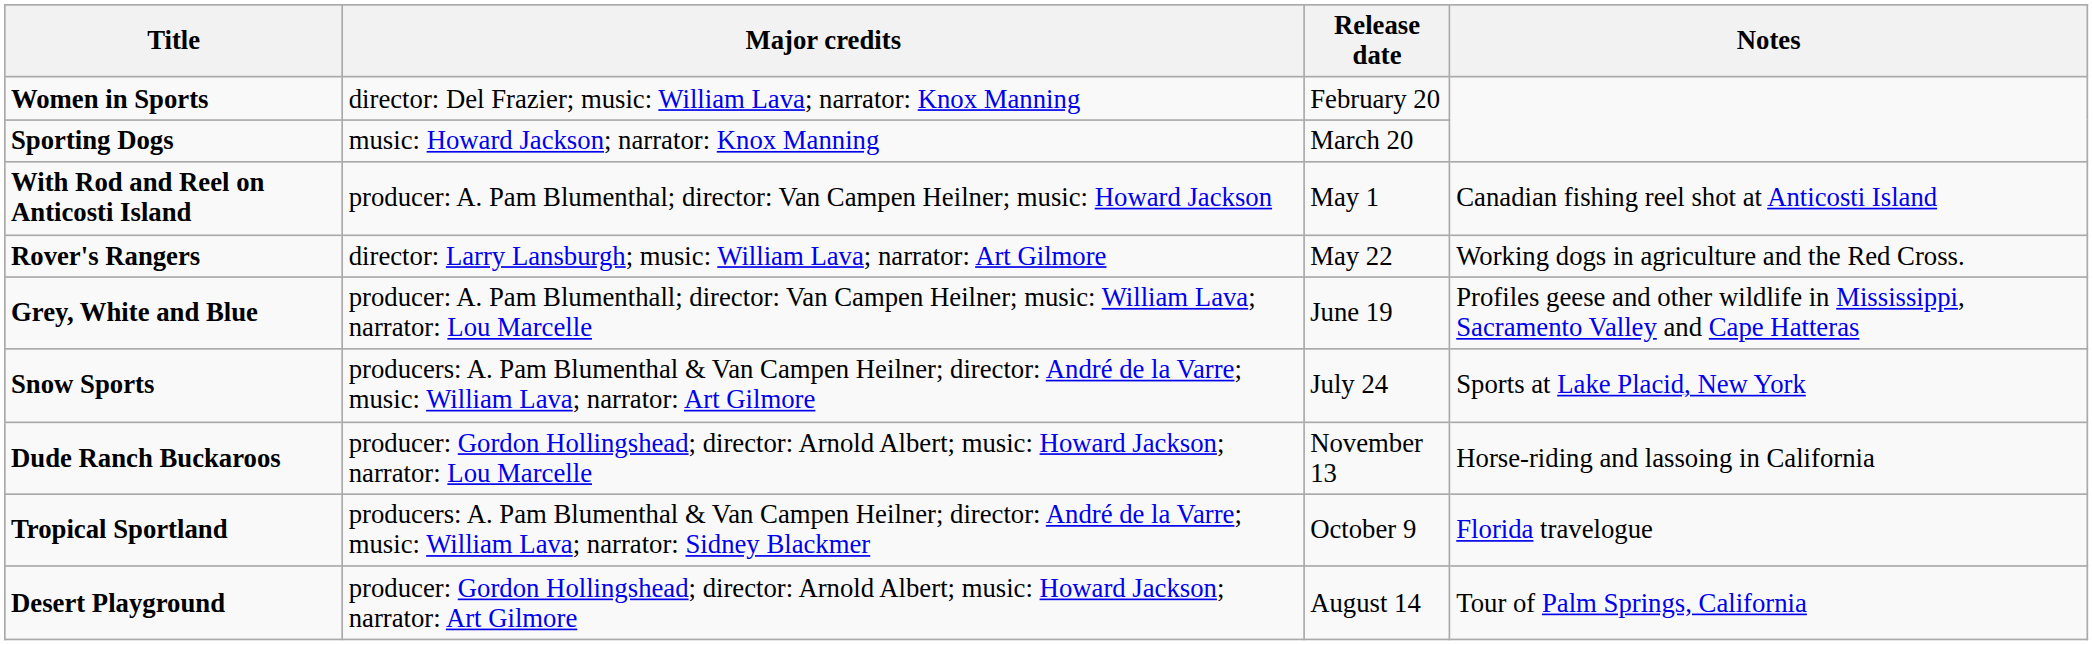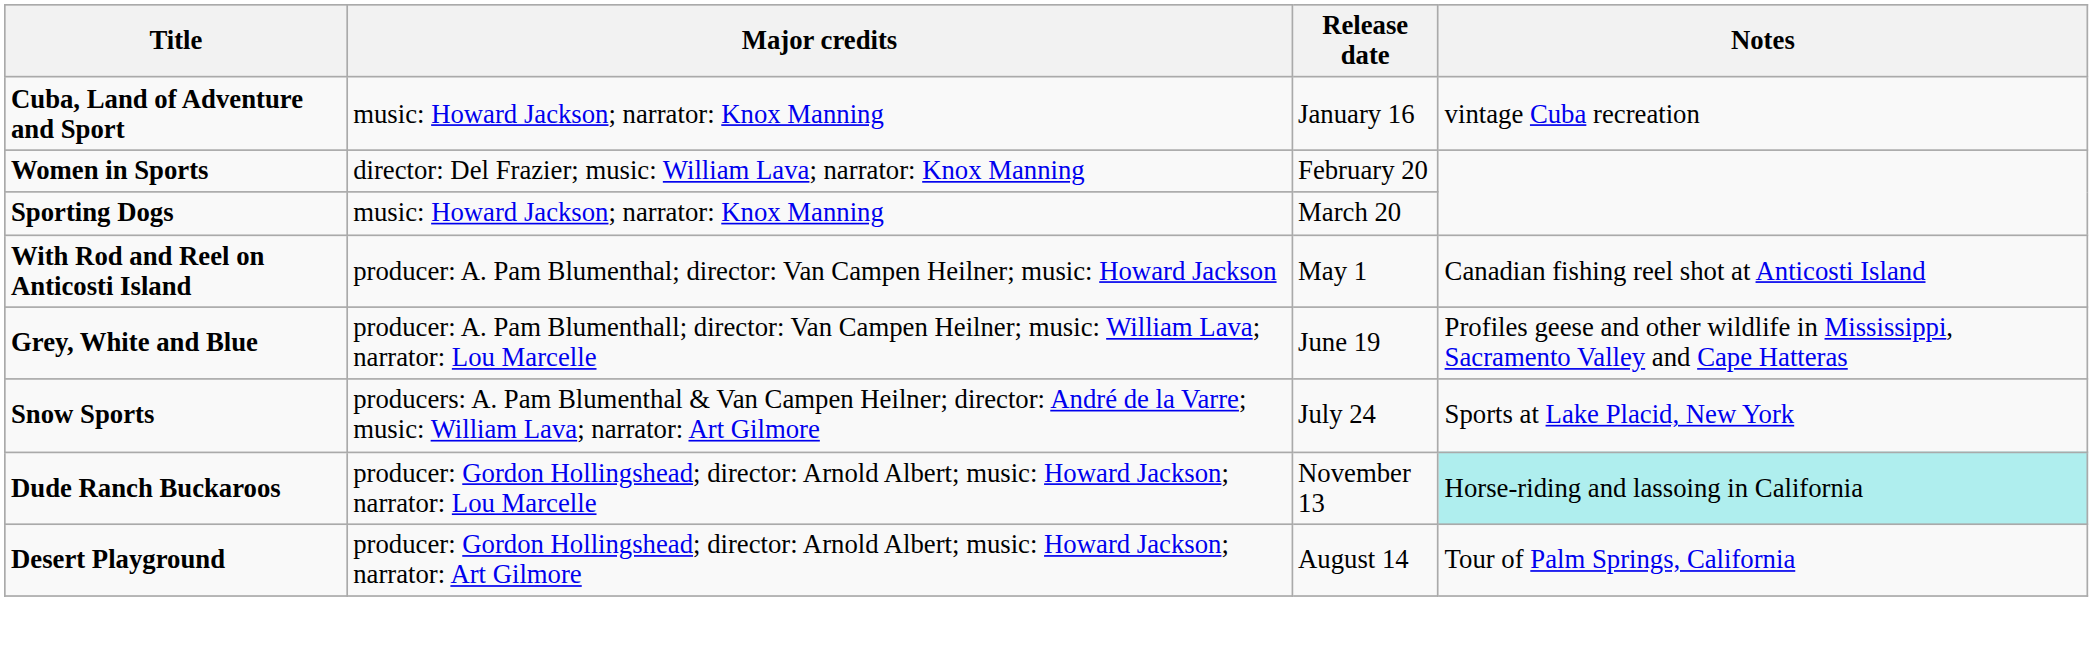+ row: (157, 113)
- row: (106, 255)
(1666, 457) no background -> (1654, 487) paleturquoise background
- row: (119, 530)
